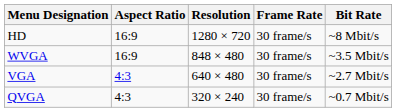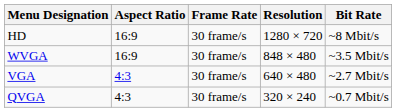columns swapped: (221, 14) <-> (289, 14)
